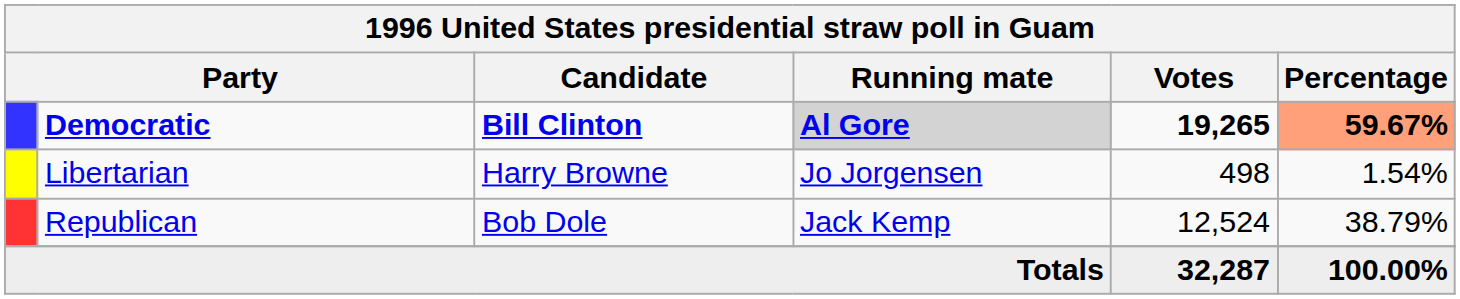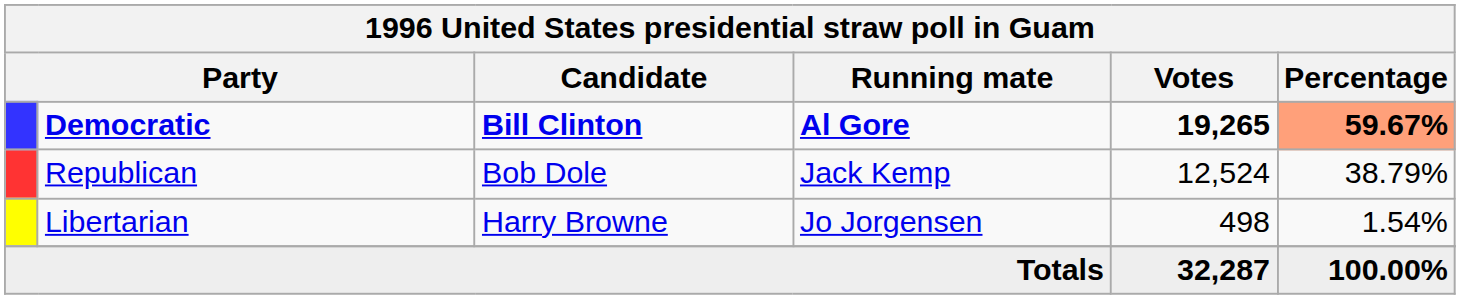(855, 125) lightgrey background -> (855, 125) no background
rows swapped: (121, 221) <-> (117, 173)
